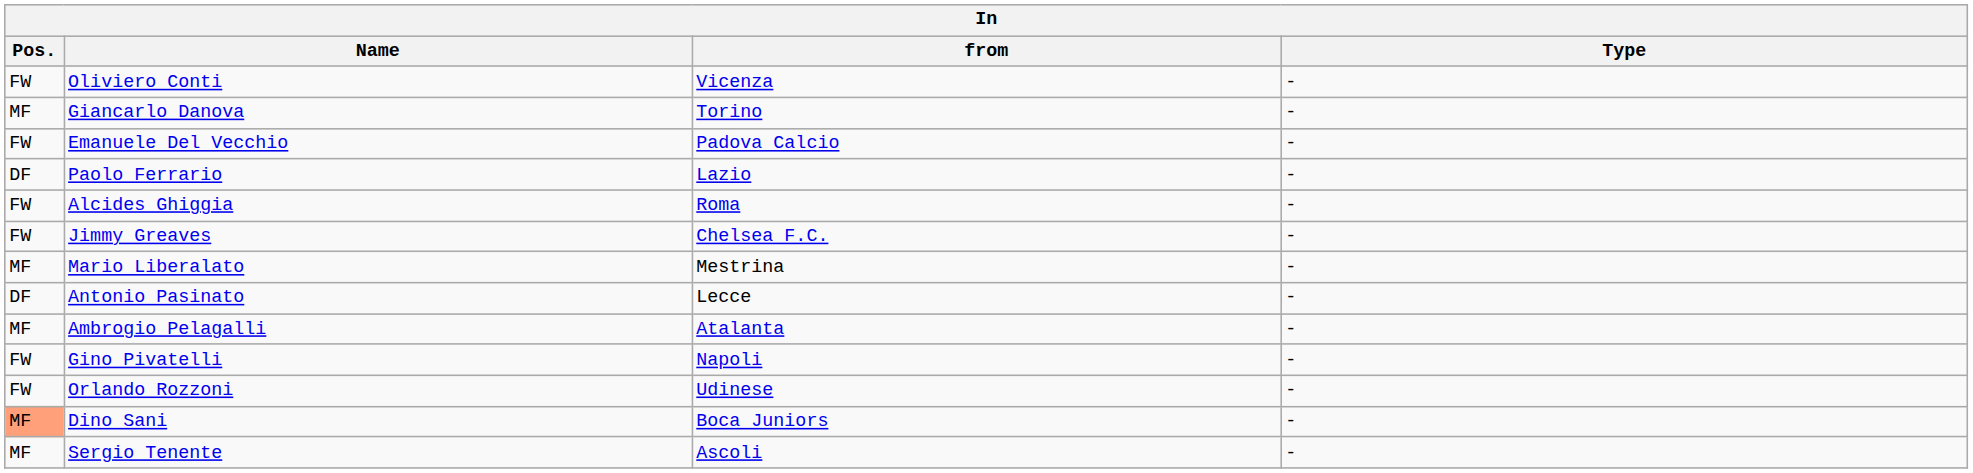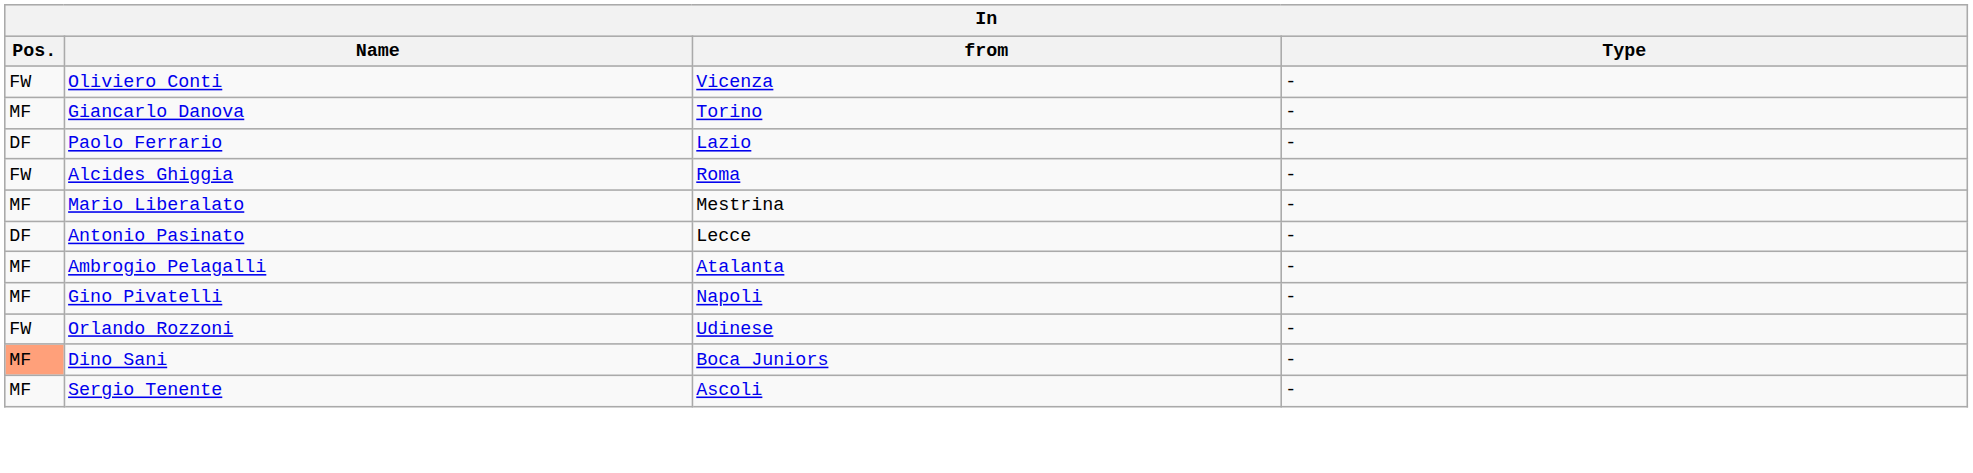- row: (178, 143)
- row: (140, 236)
(20, 359) FW -> (20, 298) MF
